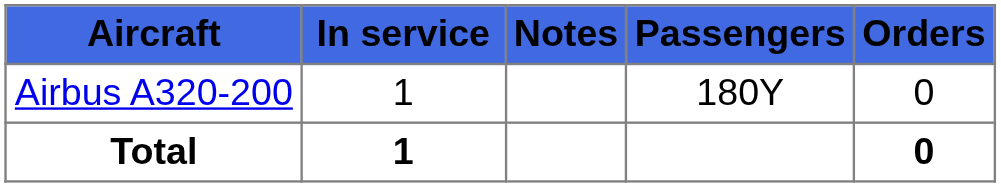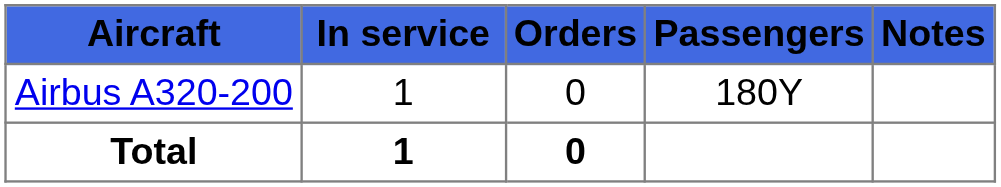columns swapped: (924, 33) <-> (566, 33)
